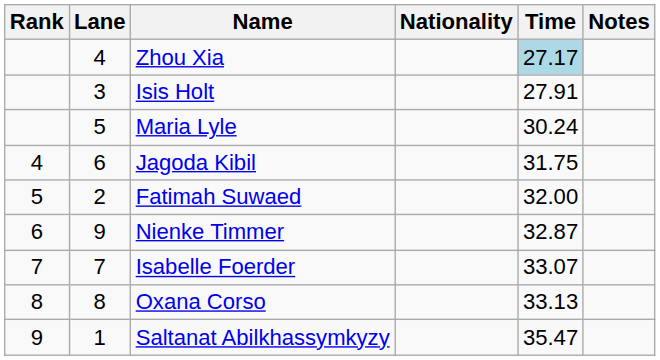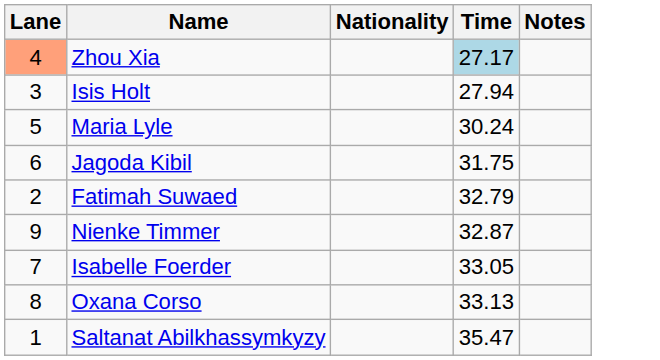- column: (37, 22)
(100, 57) no background -> (36, 57) lightsalmon background
(551, 92) 27.91 -> (486, 92) 27.94
(551, 197) 32.00 -> (486, 197) 32.79
(551, 267) 33.07 -> (486, 267) 33.05
